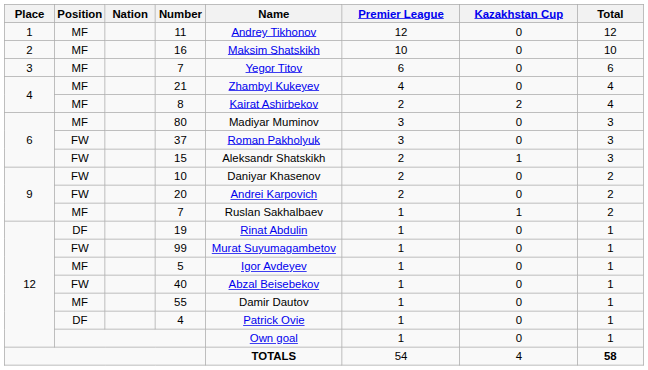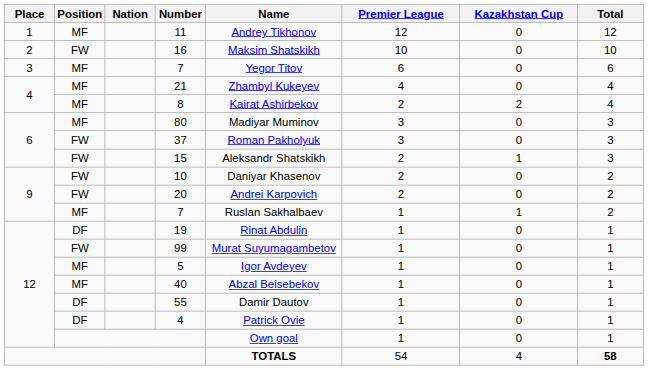(80, 50) MF -> (80, 50) FW
(80, 284) FW -> (80, 284) MF
(80, 302) MF -> (80, 302) DF
